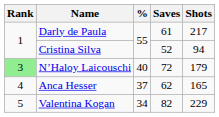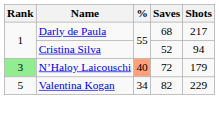(167, 31) 61 -> (167, 31) 68
(142, 67) no background -> (142, 67) lightsalmon background
- row: (68, 85)
